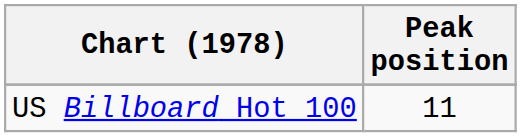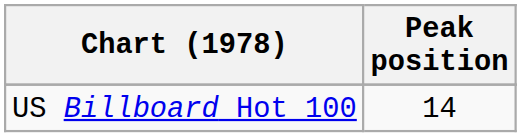(439, 108) 11 -> (439, 108) 14
